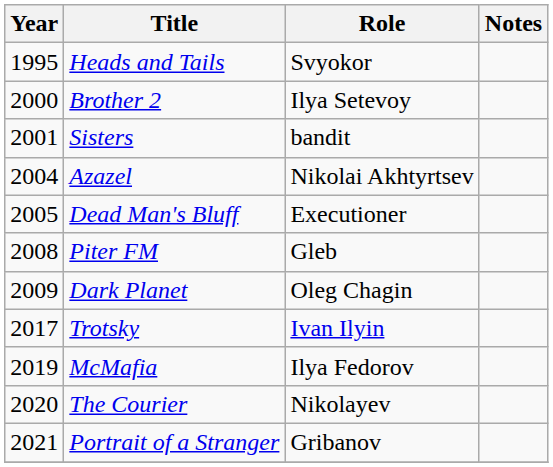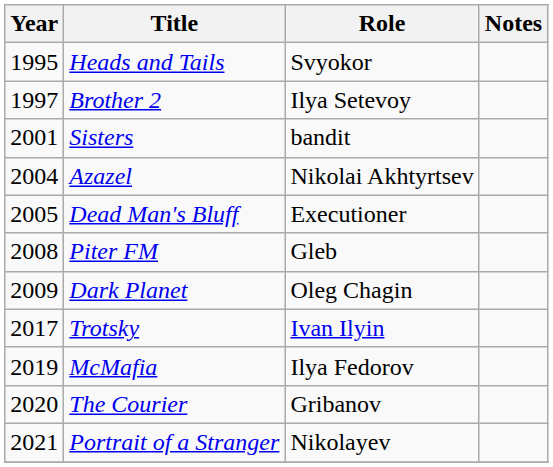(34, 99) 2000 -> (34, 99) 1997
(340, 404) Nikolayev -> (336, 404) Gribanov
(336, 442) Gribanov -> (340, 442) Nikolayev
